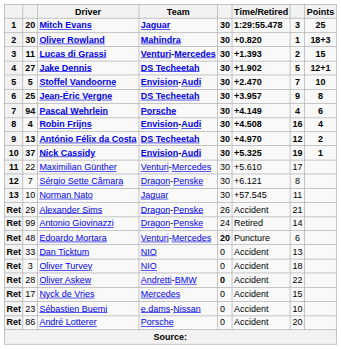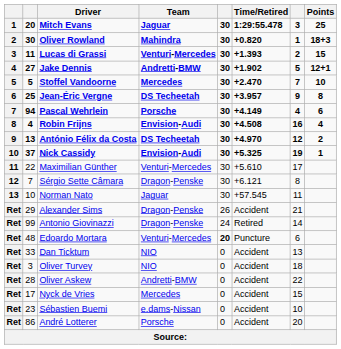(170, 68) DS Techeetah -> (171, 68) Andretti-BMW
(171, 82) Envision-Audi -> (162, 82) Mercedes
(222, 280) bold -> (222, 280) normal
